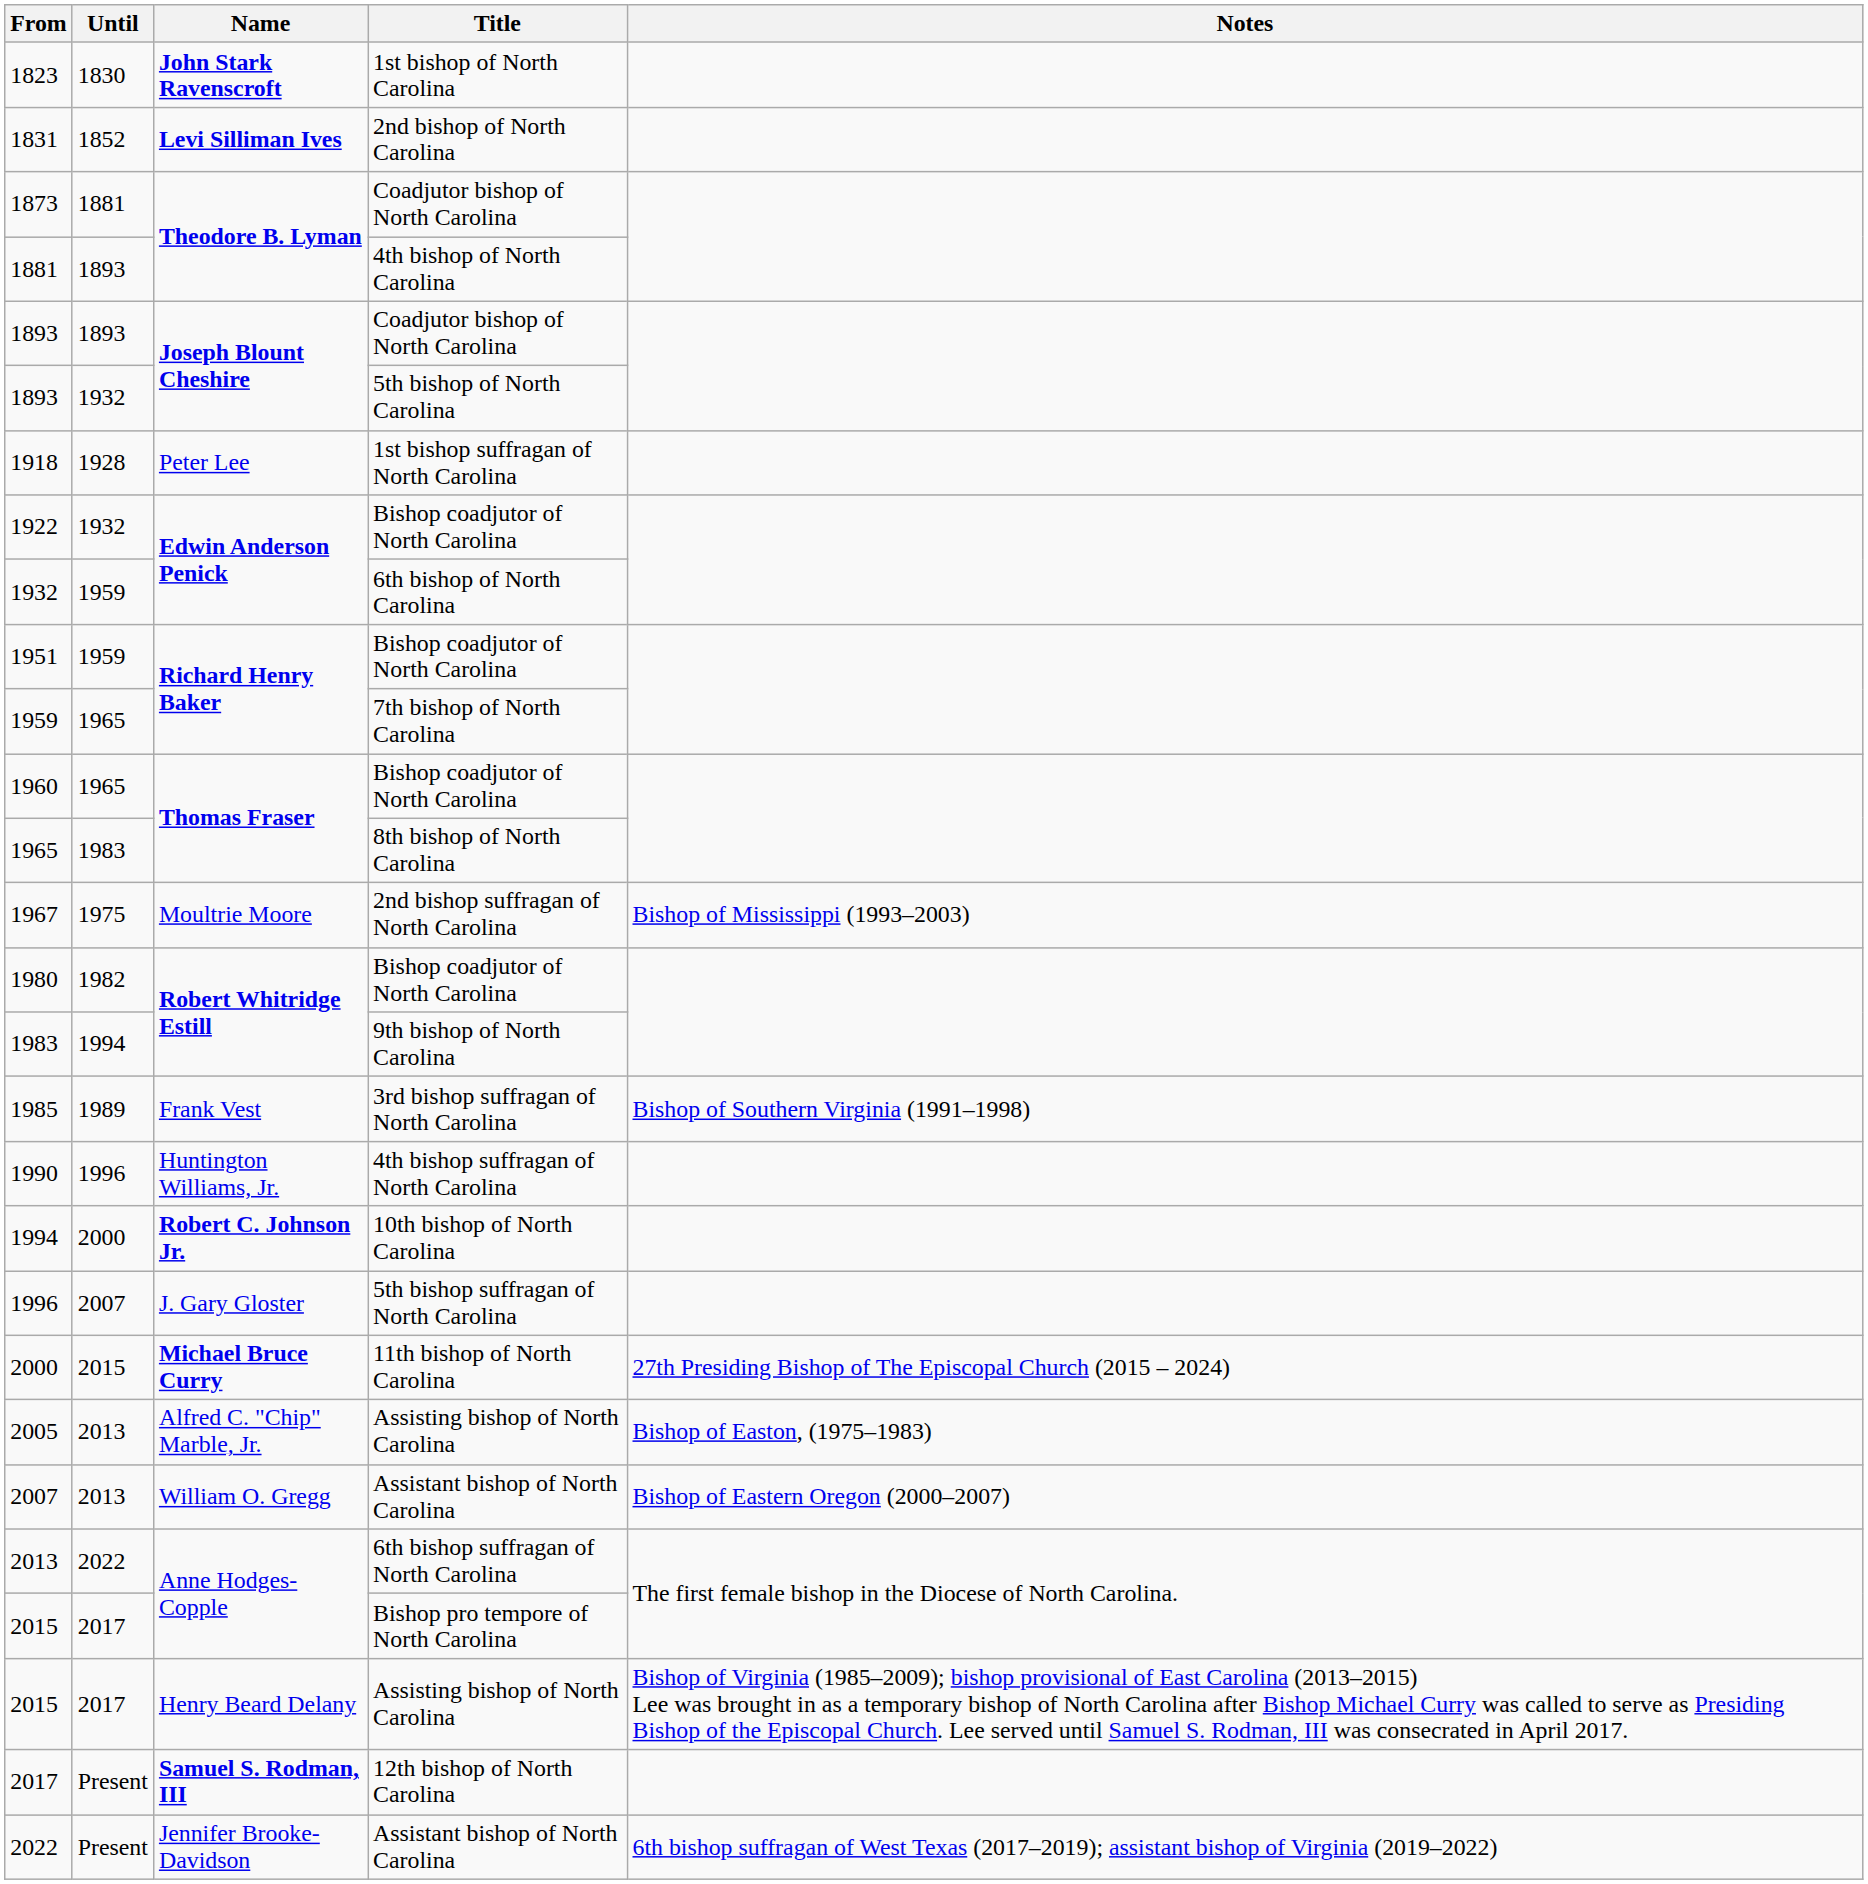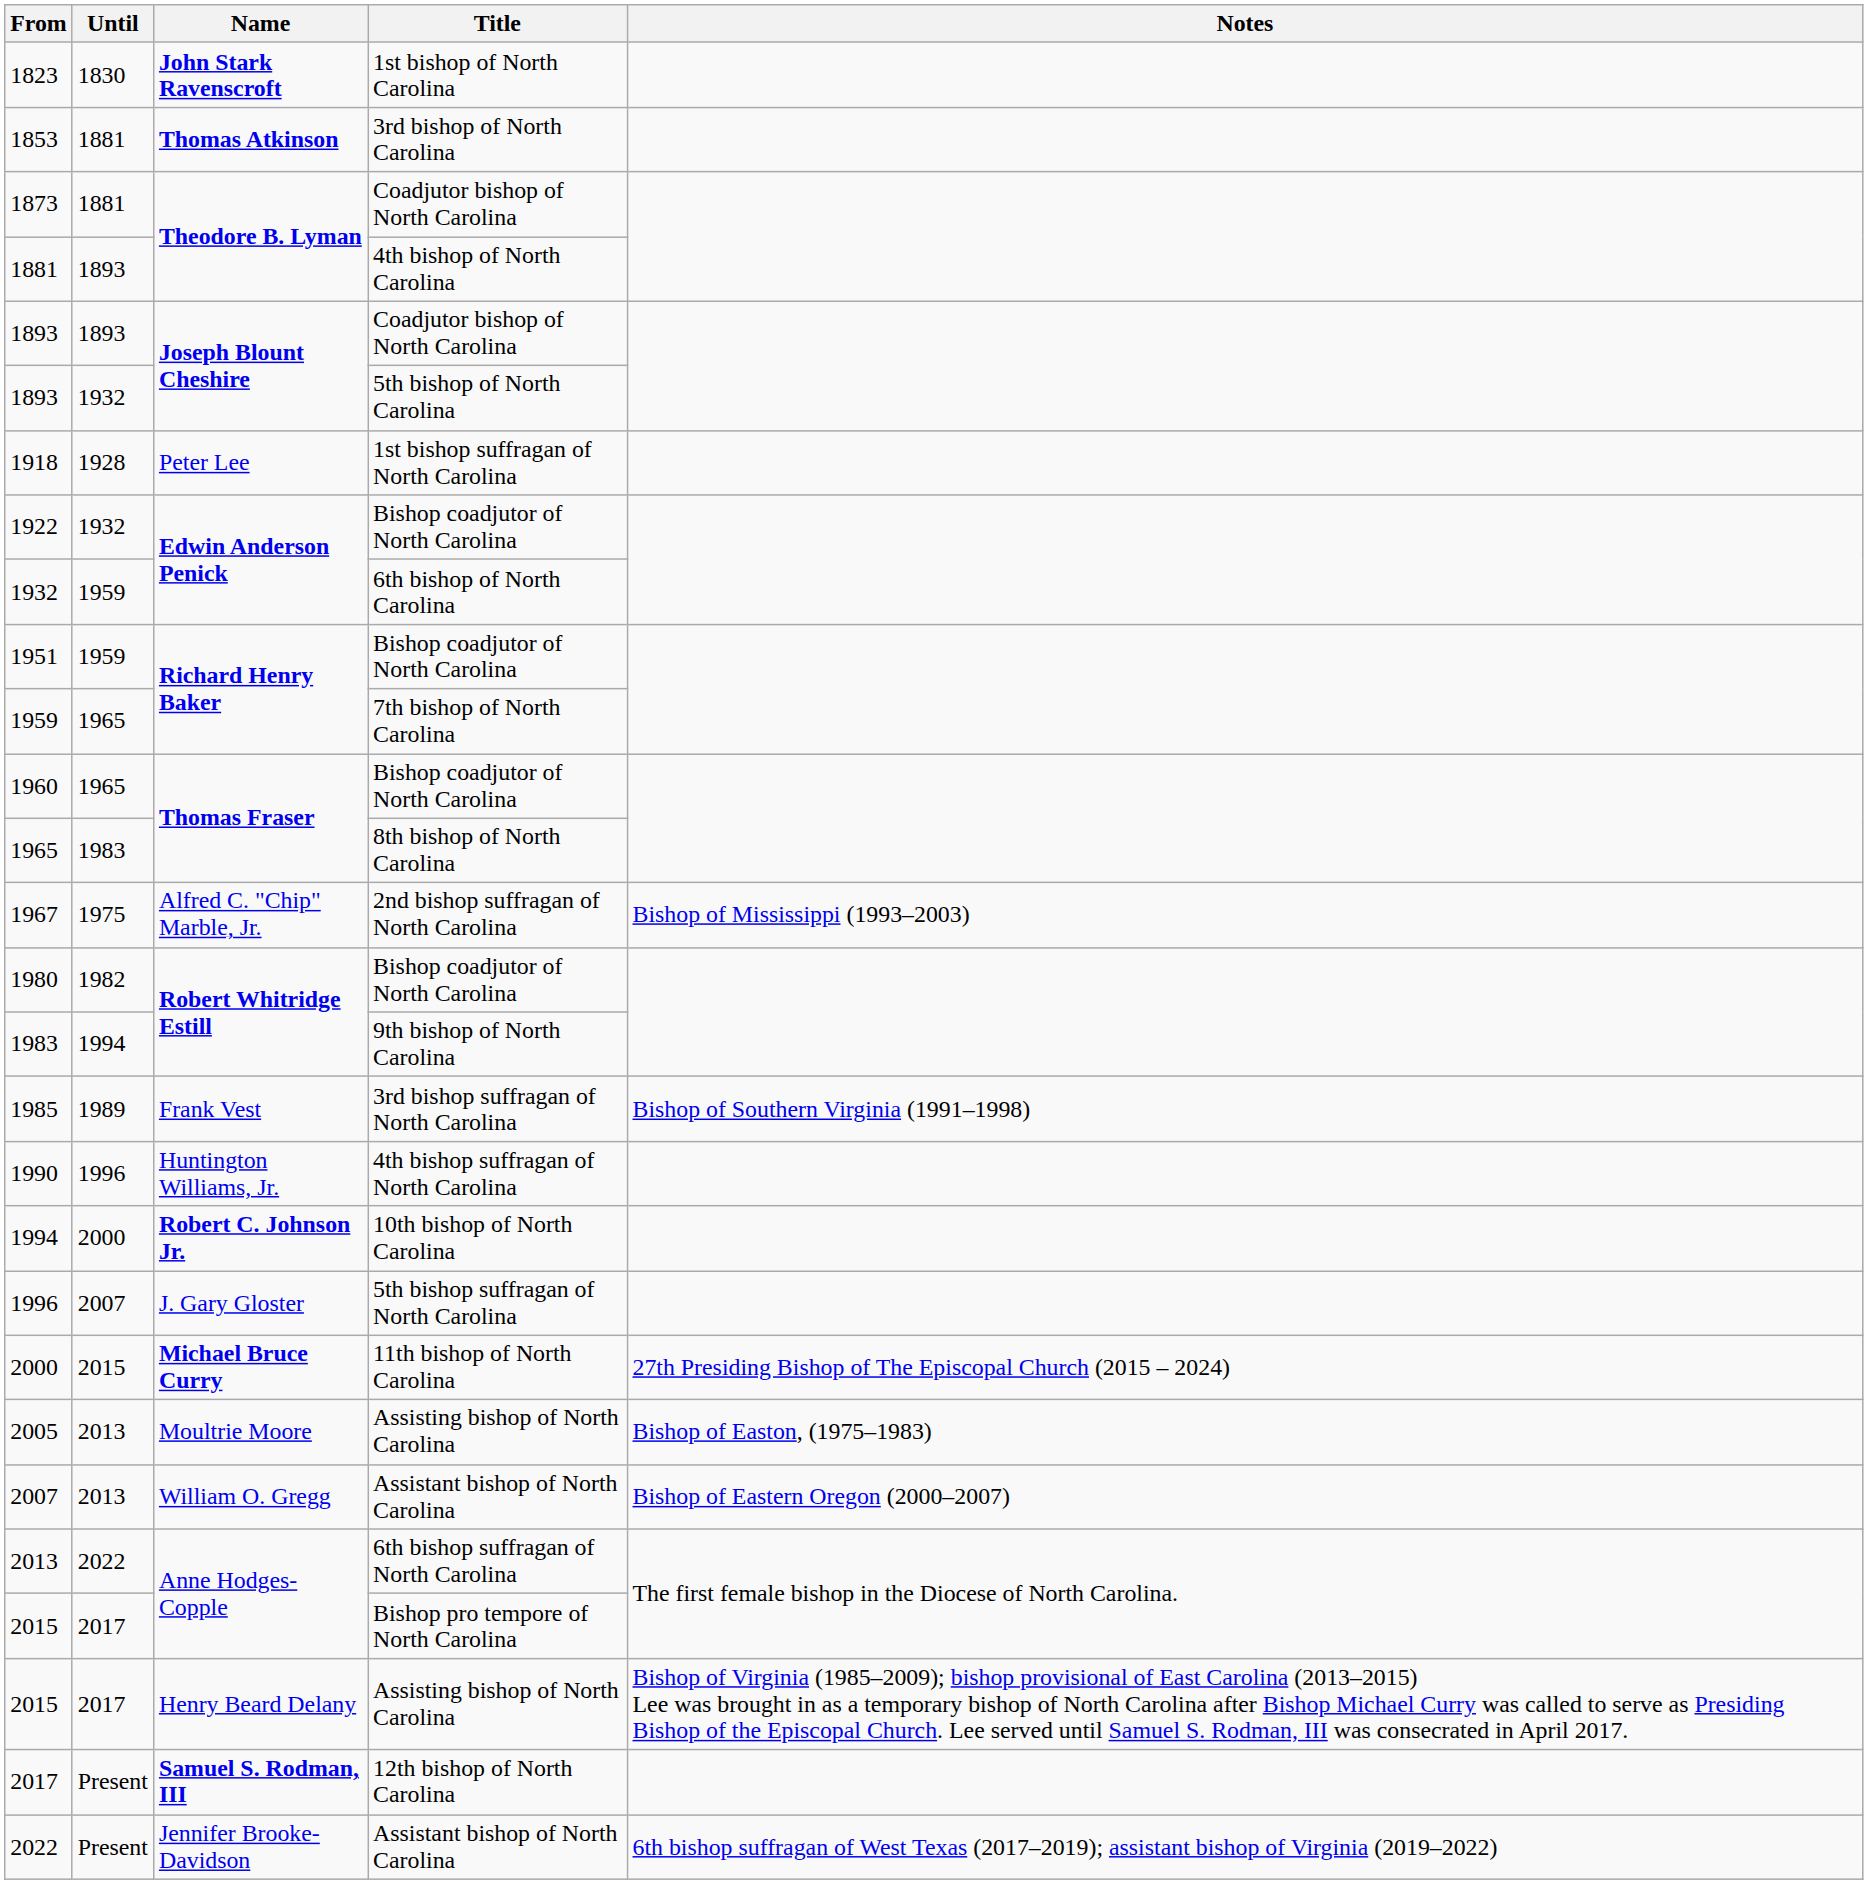- row: (34, 139)
+ row: (34, 139)
(235, 914) Moultrie Moore -> (240, 914) Alfred C. "Chip" Marble, Jr.
(240, 1431) Alfred C. "Chip" Marble, Jr. -> (235, 1431) Moultrie Moore
